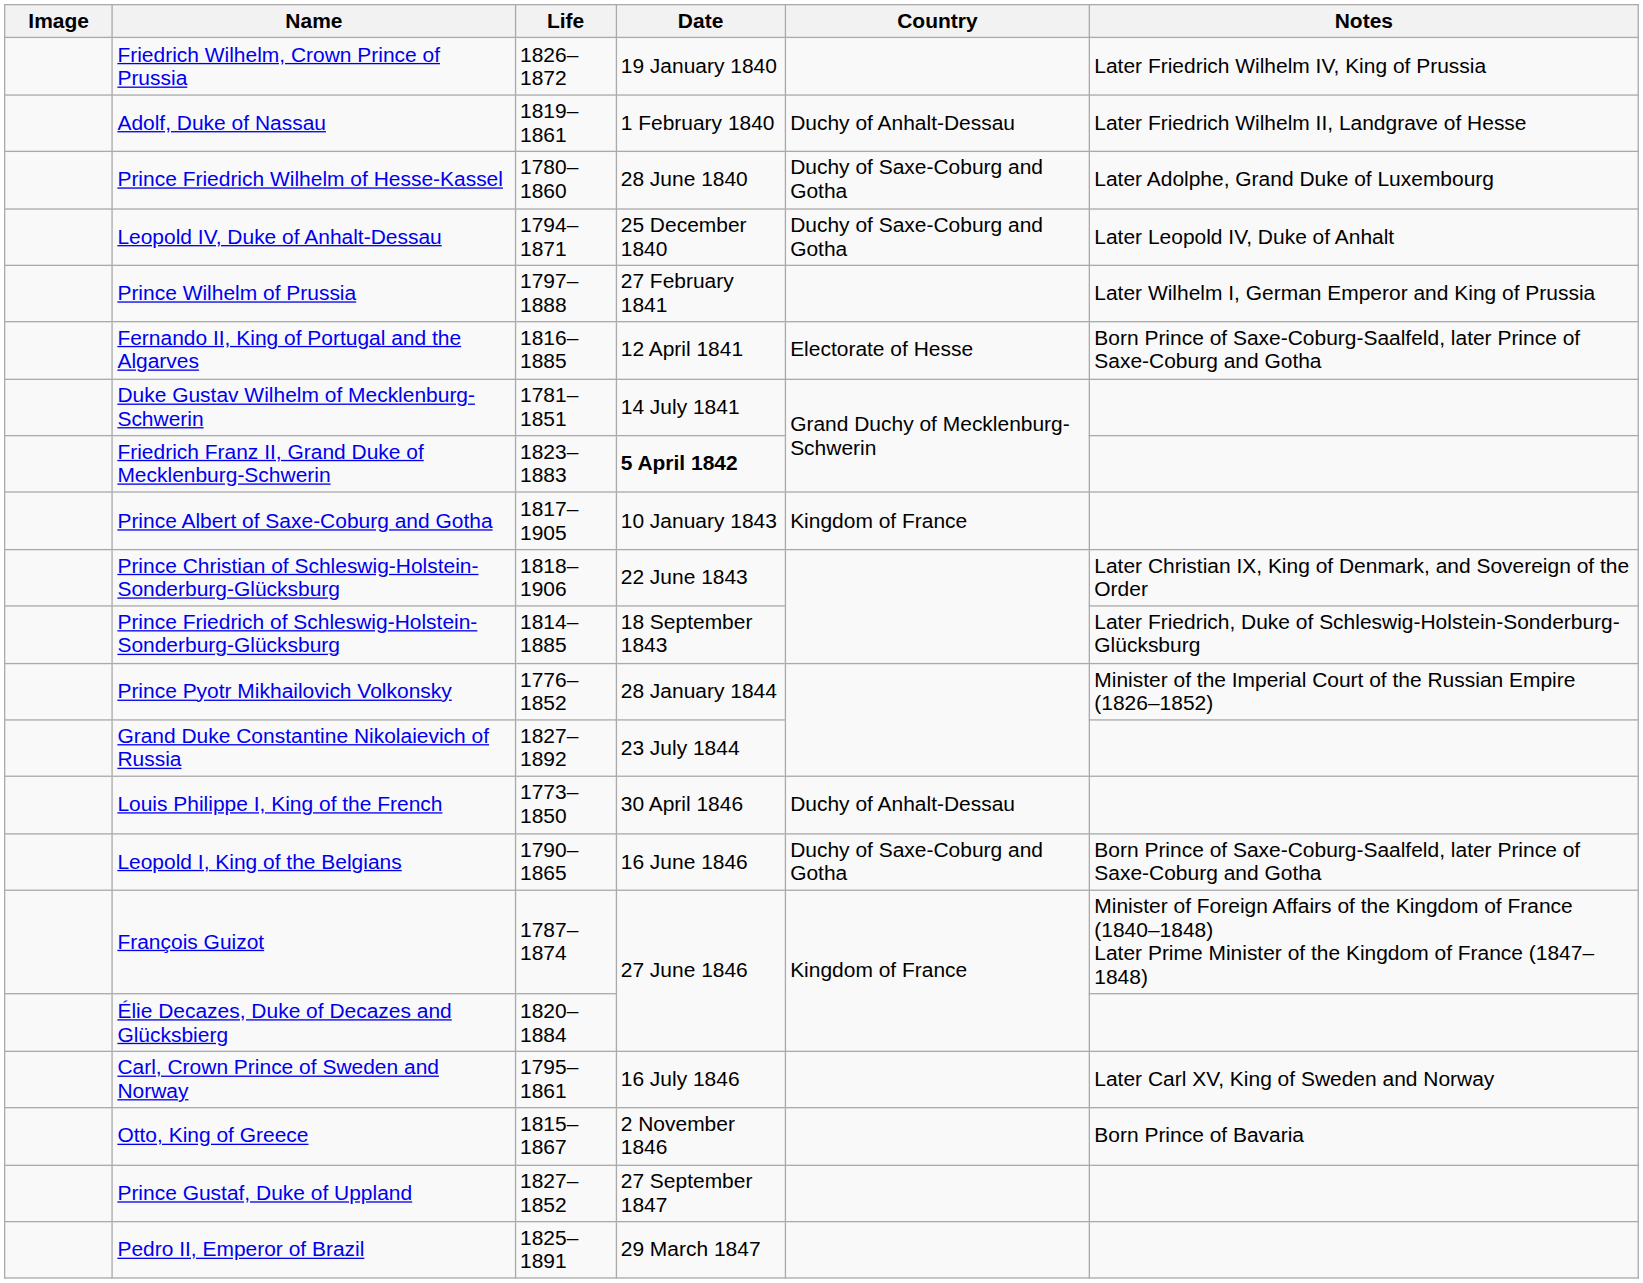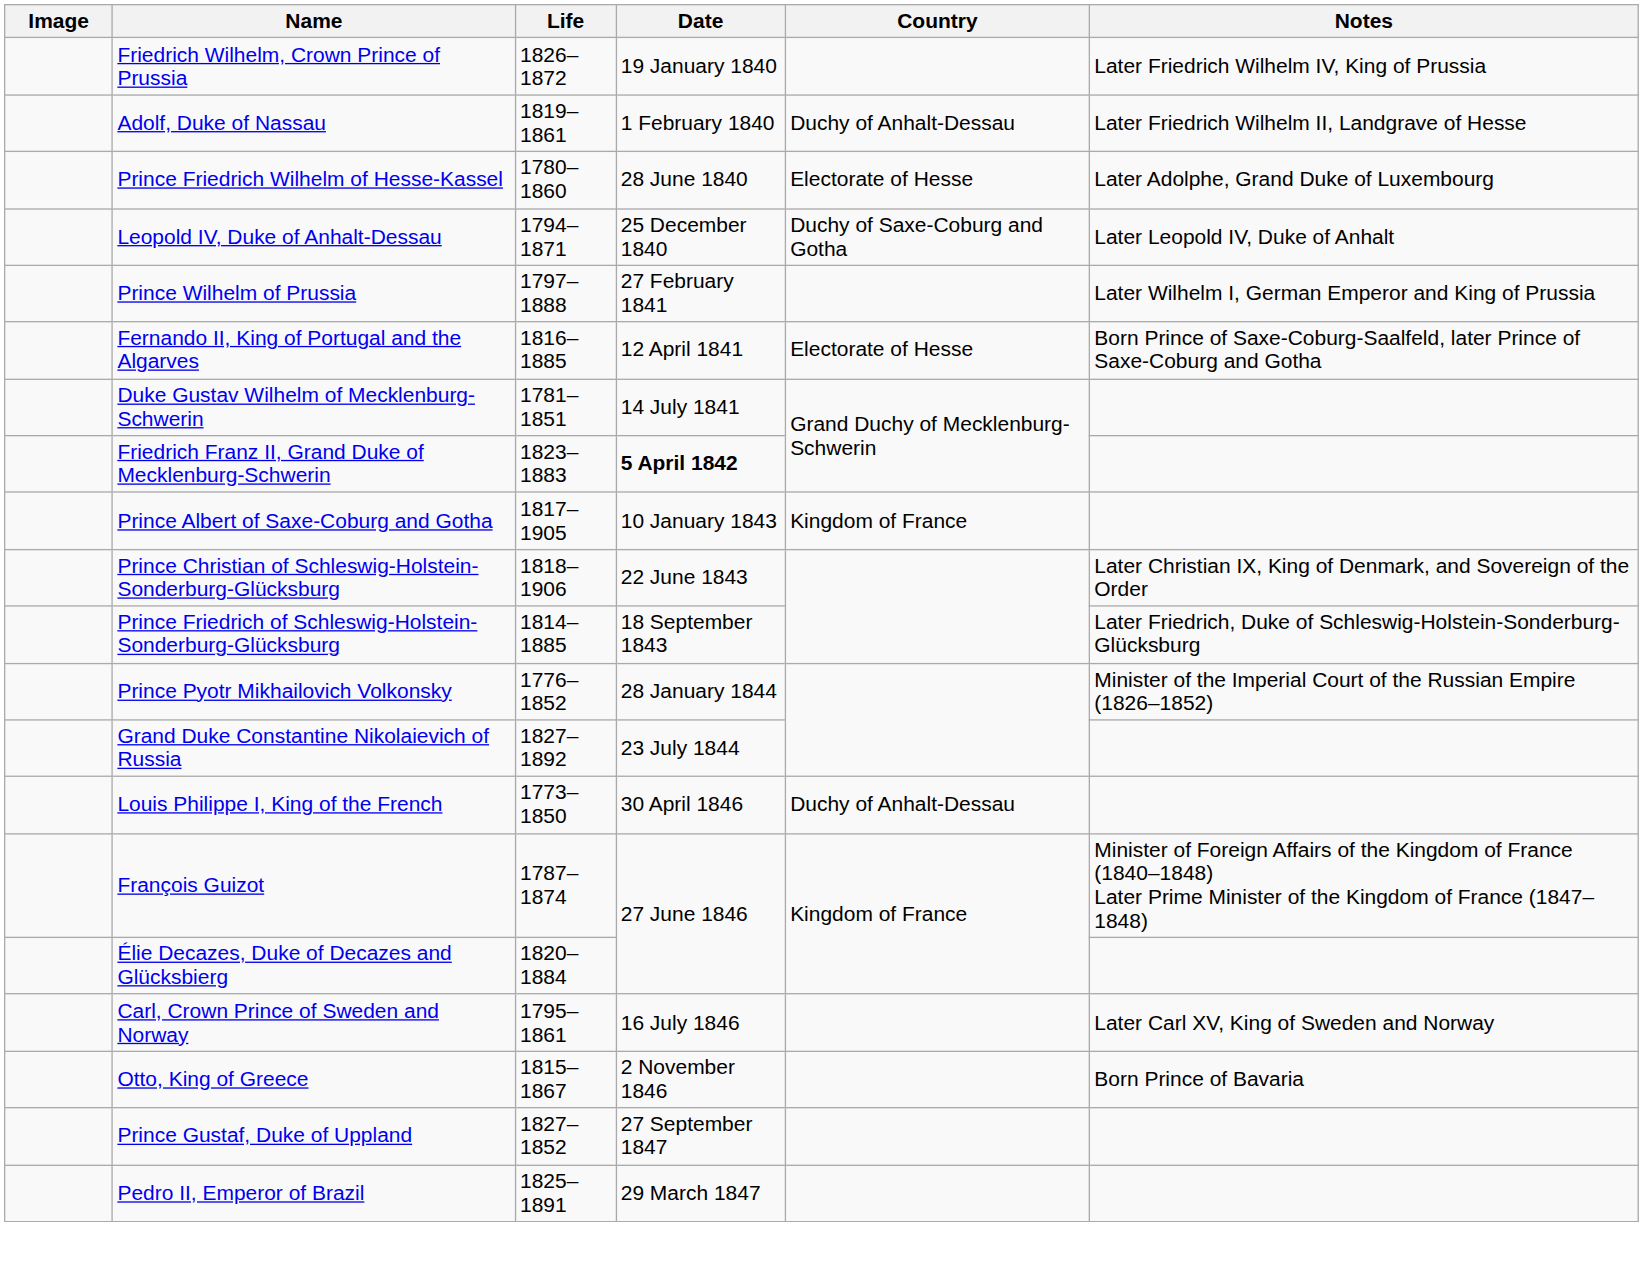(917, 179) Duchy of Saxe-Coburg and Gotha -> (882, 179) Electorate of Hesse
- row: (260, 861)
